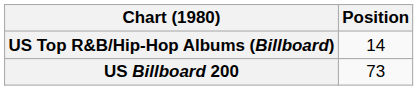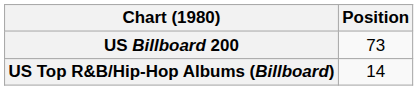rows swapped: (171, 71) <-> (171, 44)
